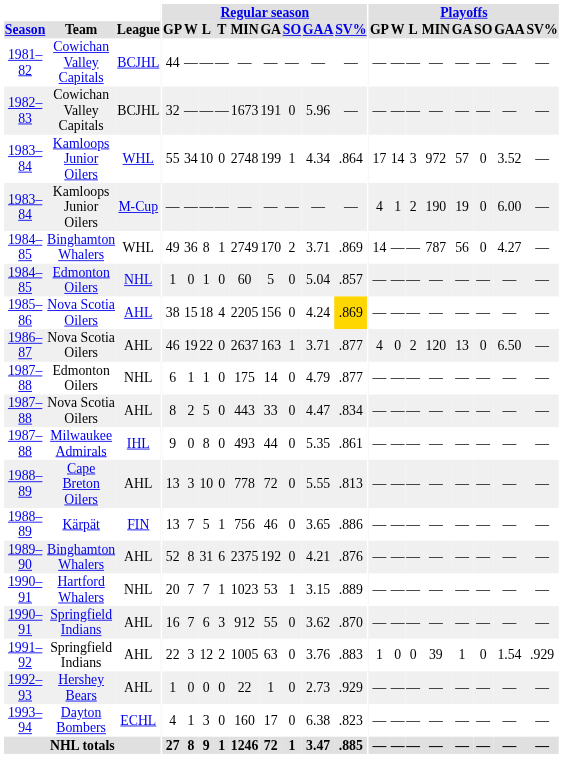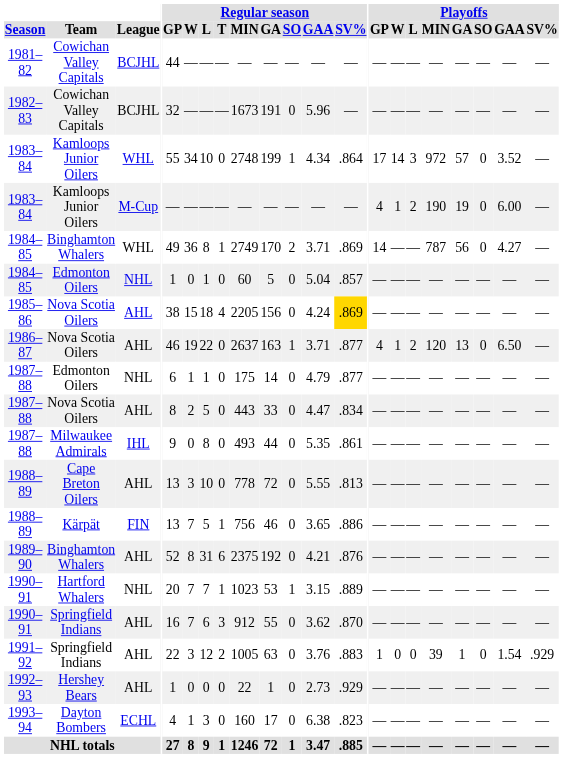(398, 345) 0 -> (398, 345) 1
